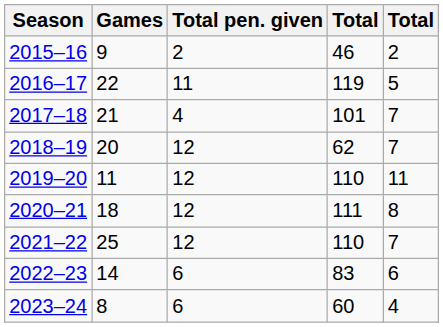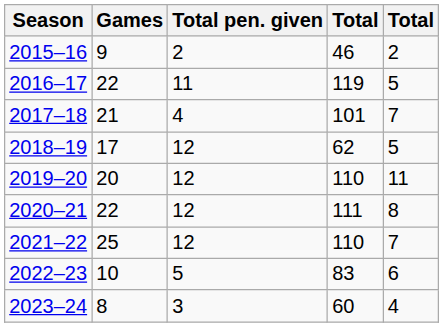(107, 147) 20 -> (107, 147) 17
(393, 147) 7 -> (393, 147) 5
(107, 178) 11 -> (107, 178) 20
(107, 210) 18 -> (107, 210) 22
(107, 274) 14 -> (107, 274) 10
(178, 274) 6 -> (178, 274) 5
(178, 305) 6 -> (178, 305) 3
